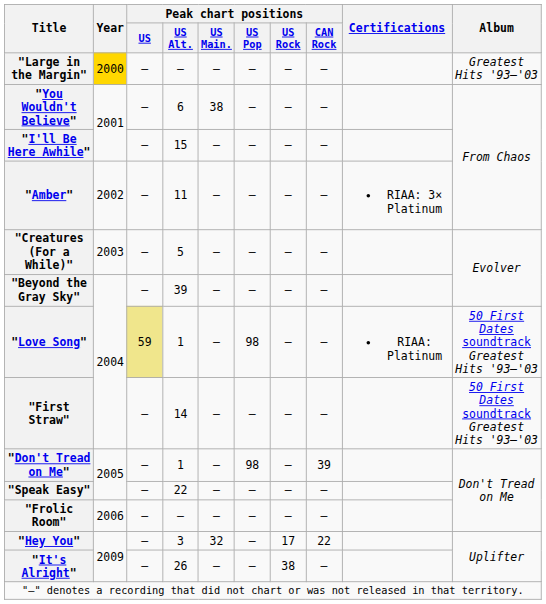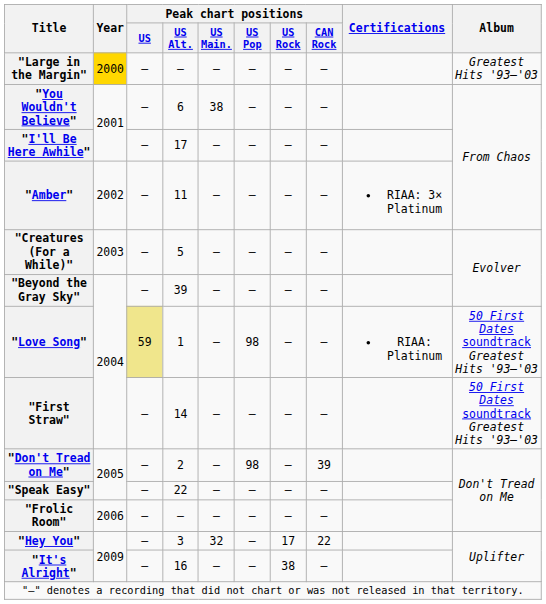(181, 146) 15 -> (181, 146) 17
(181, 465) 1 -> (181, 465) 2
(181, 566) 26 -> (181, 566) 16
